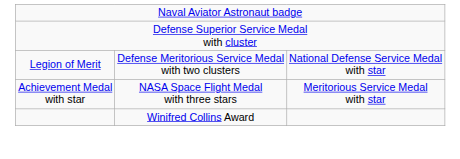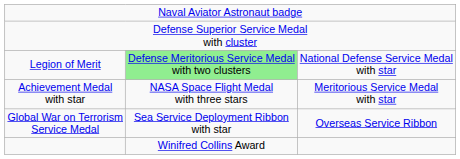(201, 65) no background -> (211, 65) lightgreen background
+ row: (65, 123)
